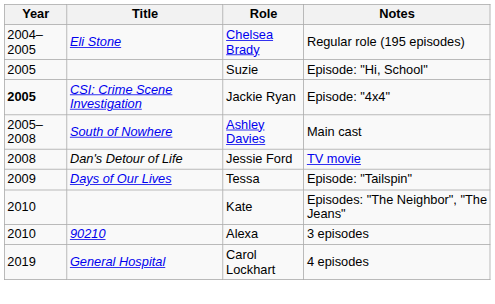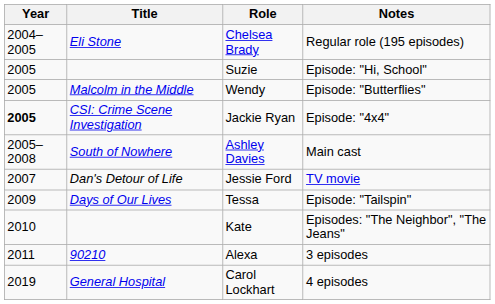+ row: (245, 89)
(22, 159) 2008 -> (22, 179) 2007
(22, 234) 2010 -> (21, 254) 2011
